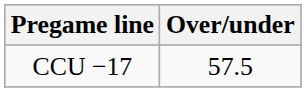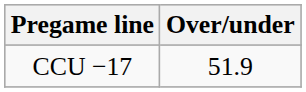(230, 65) 57.5 -> (230, 65) 51.9
